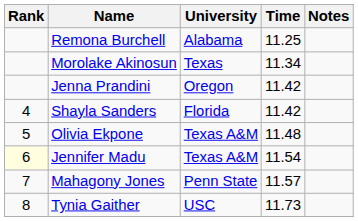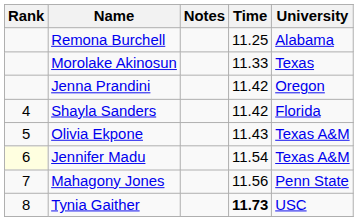columns swapped: (221, 16) <-> (329, 16)
(283, 63) 11.34 -> (250, 63) 11.33
(283, 134) 11.48 -> (250, 134) 11.43
(283, 181) 11.57 -> (250, 181) 11.56
(283, 205) normal -> (250, 205) bold
